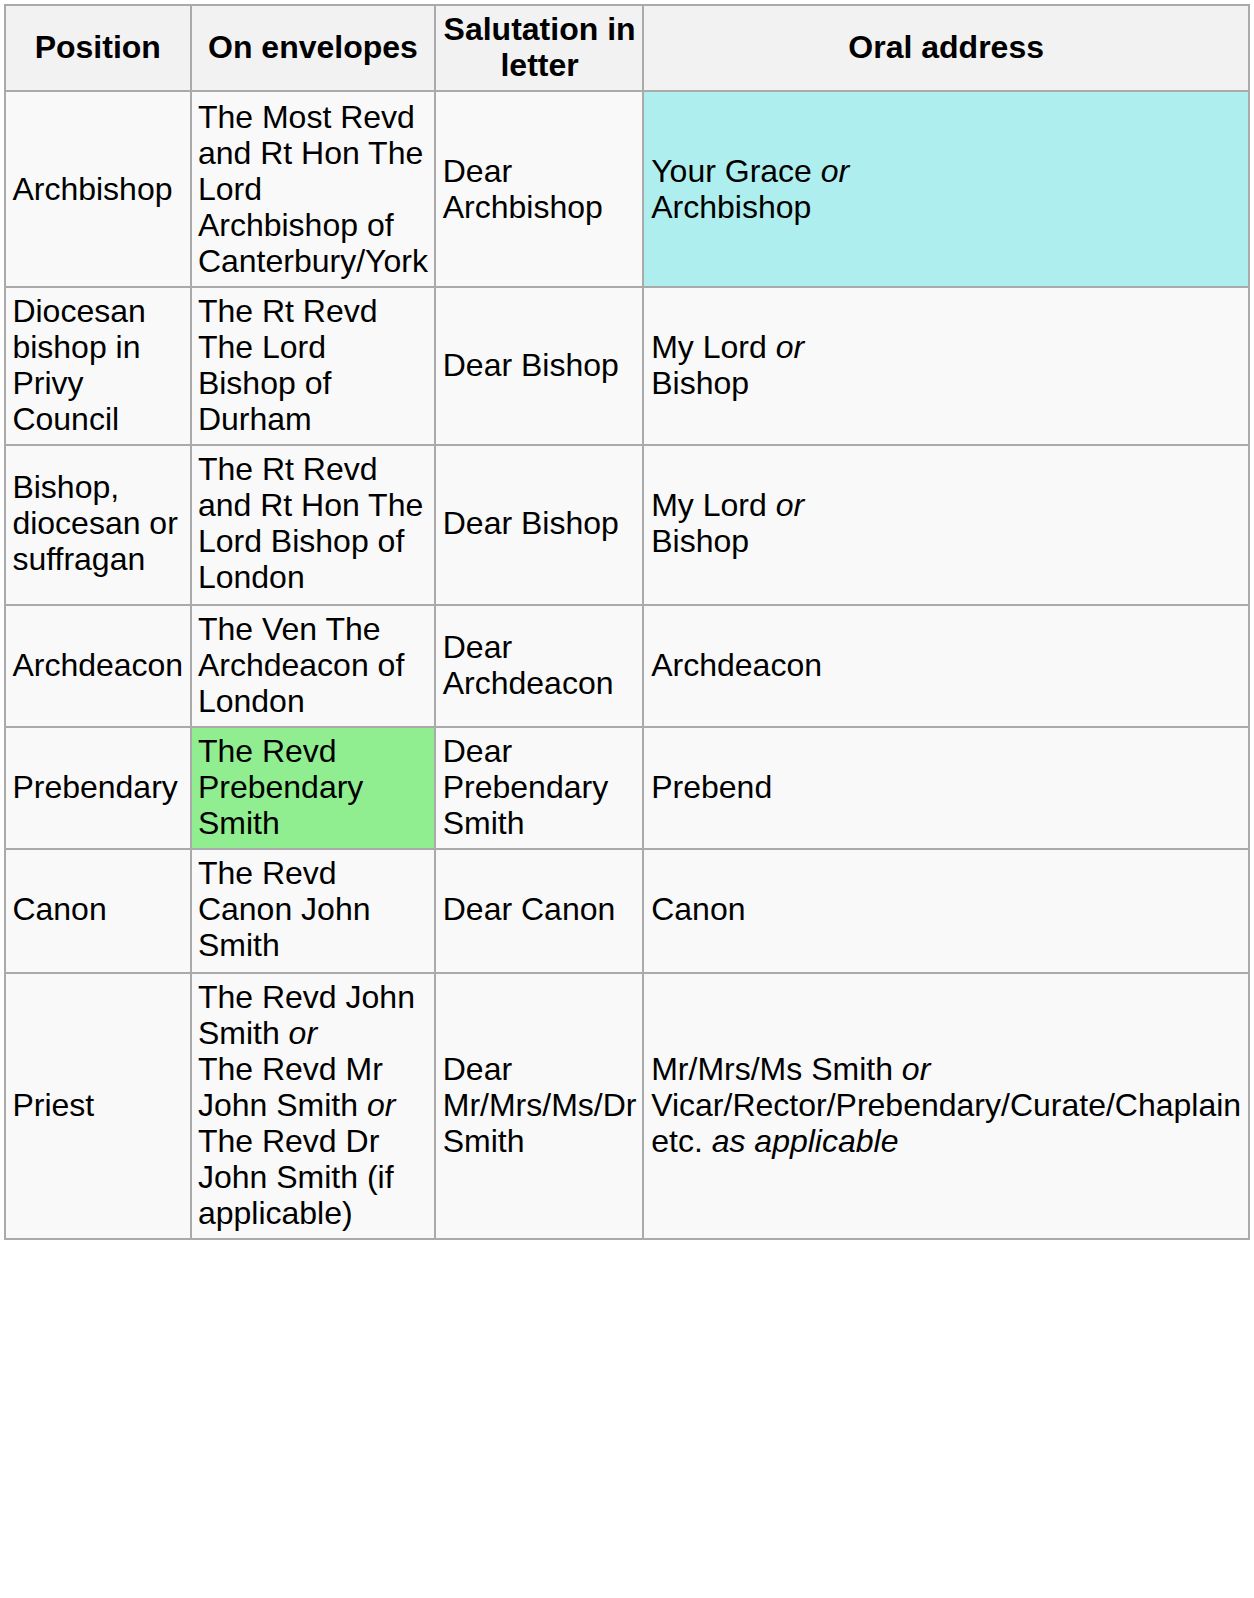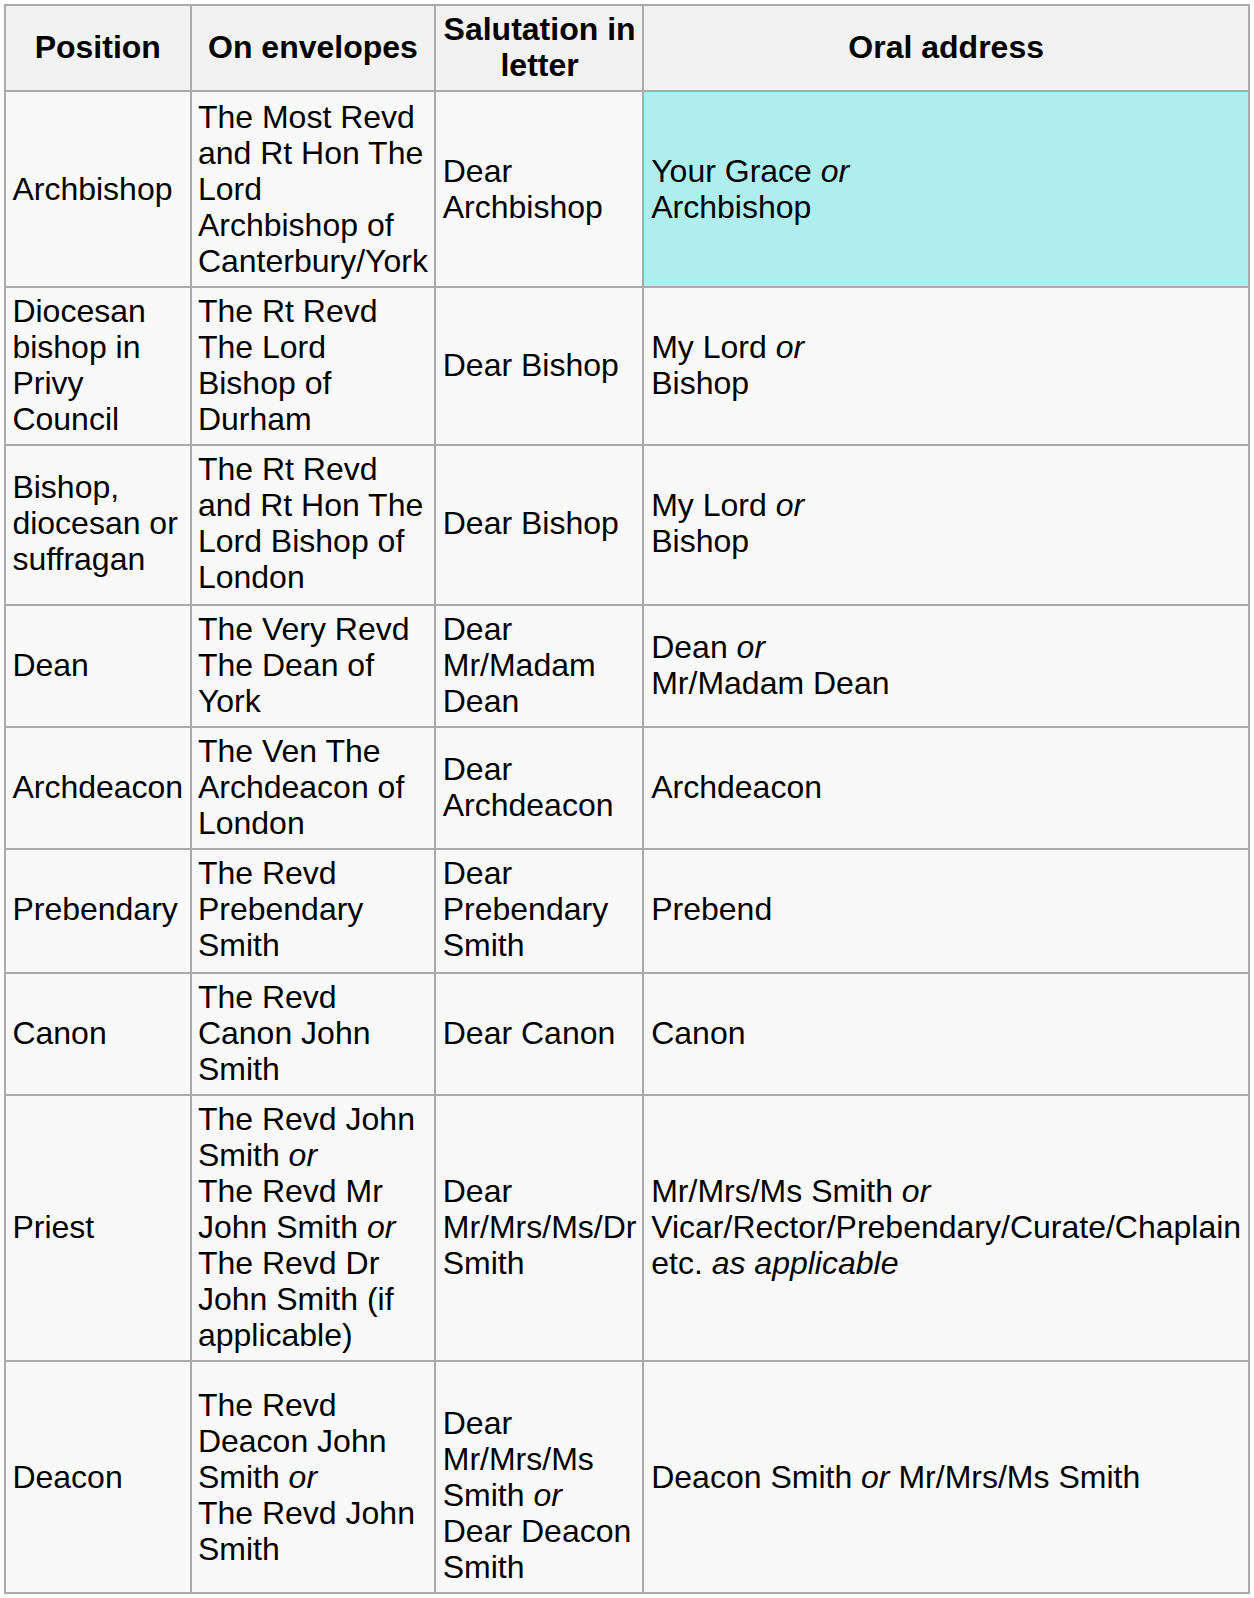+ row: (51, 664)
(281, 787) lightgreen background -> (281, 910) no background
+ row: (68, 1476)
